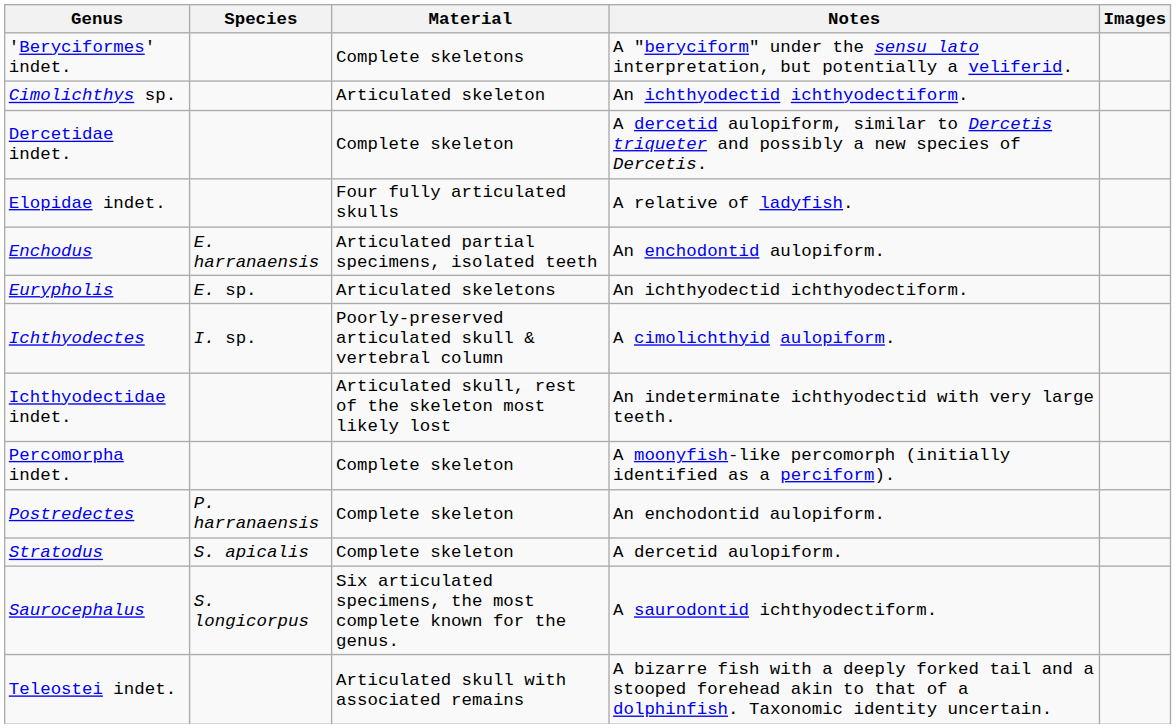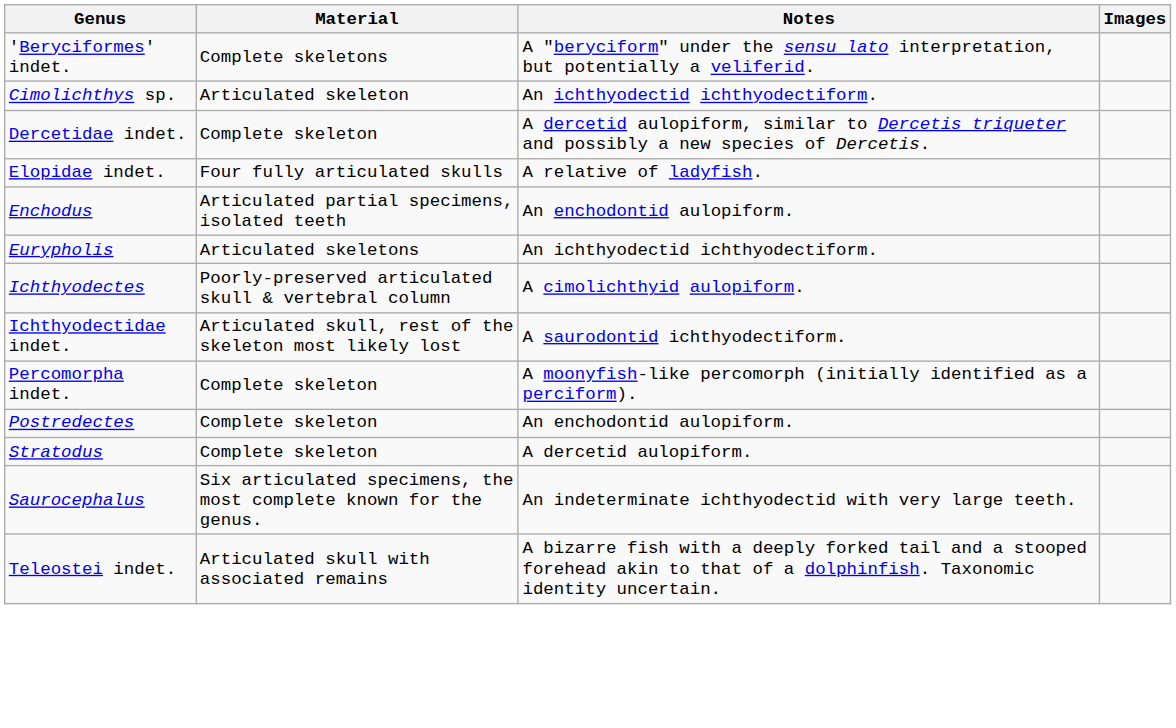- column: (261, 19)
(853, 407) An indeterminate ichthyodectid with very large teeth. -> (685, 336) A saurodontid ichthyodectiform.
(775, 611) A saurodontid ichthyodectiform. -> (799, 500) An indeterminate ichthyodectid with very large teeth.
